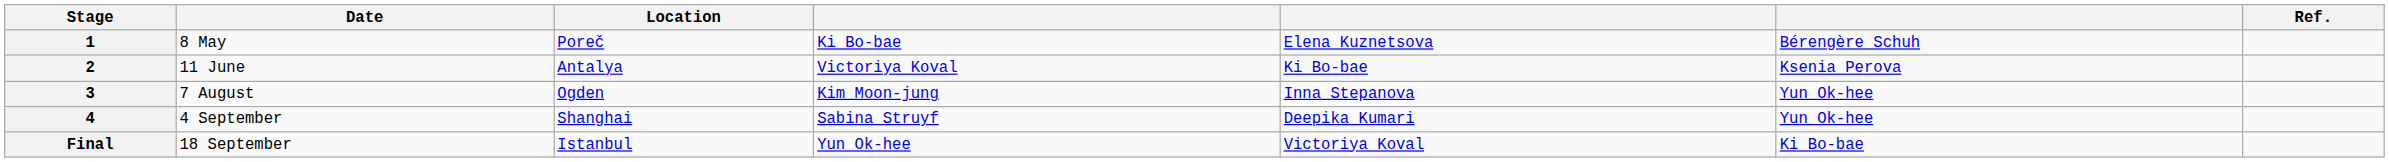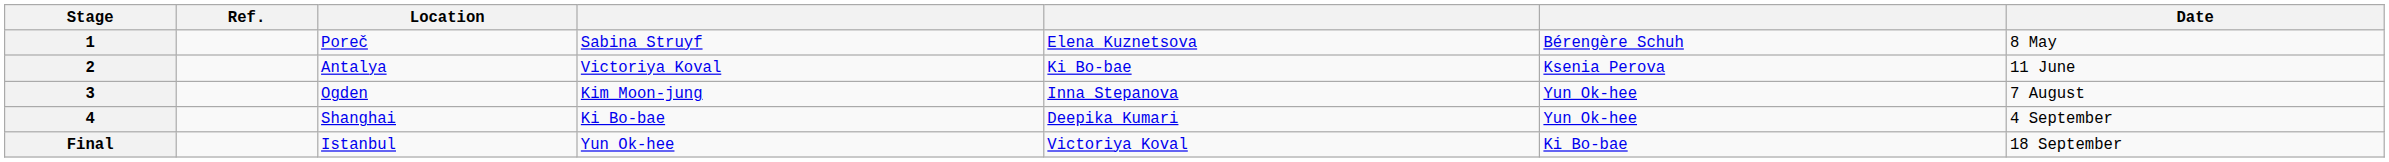columns swapped: (365, 17) <-> (2313, 17)
(859, 43) Ki Bo-bae -> (642, 43) Sabina Struyf
(878, 119) Sabina Struyf -> (623, 119) Ki Bo-bae
